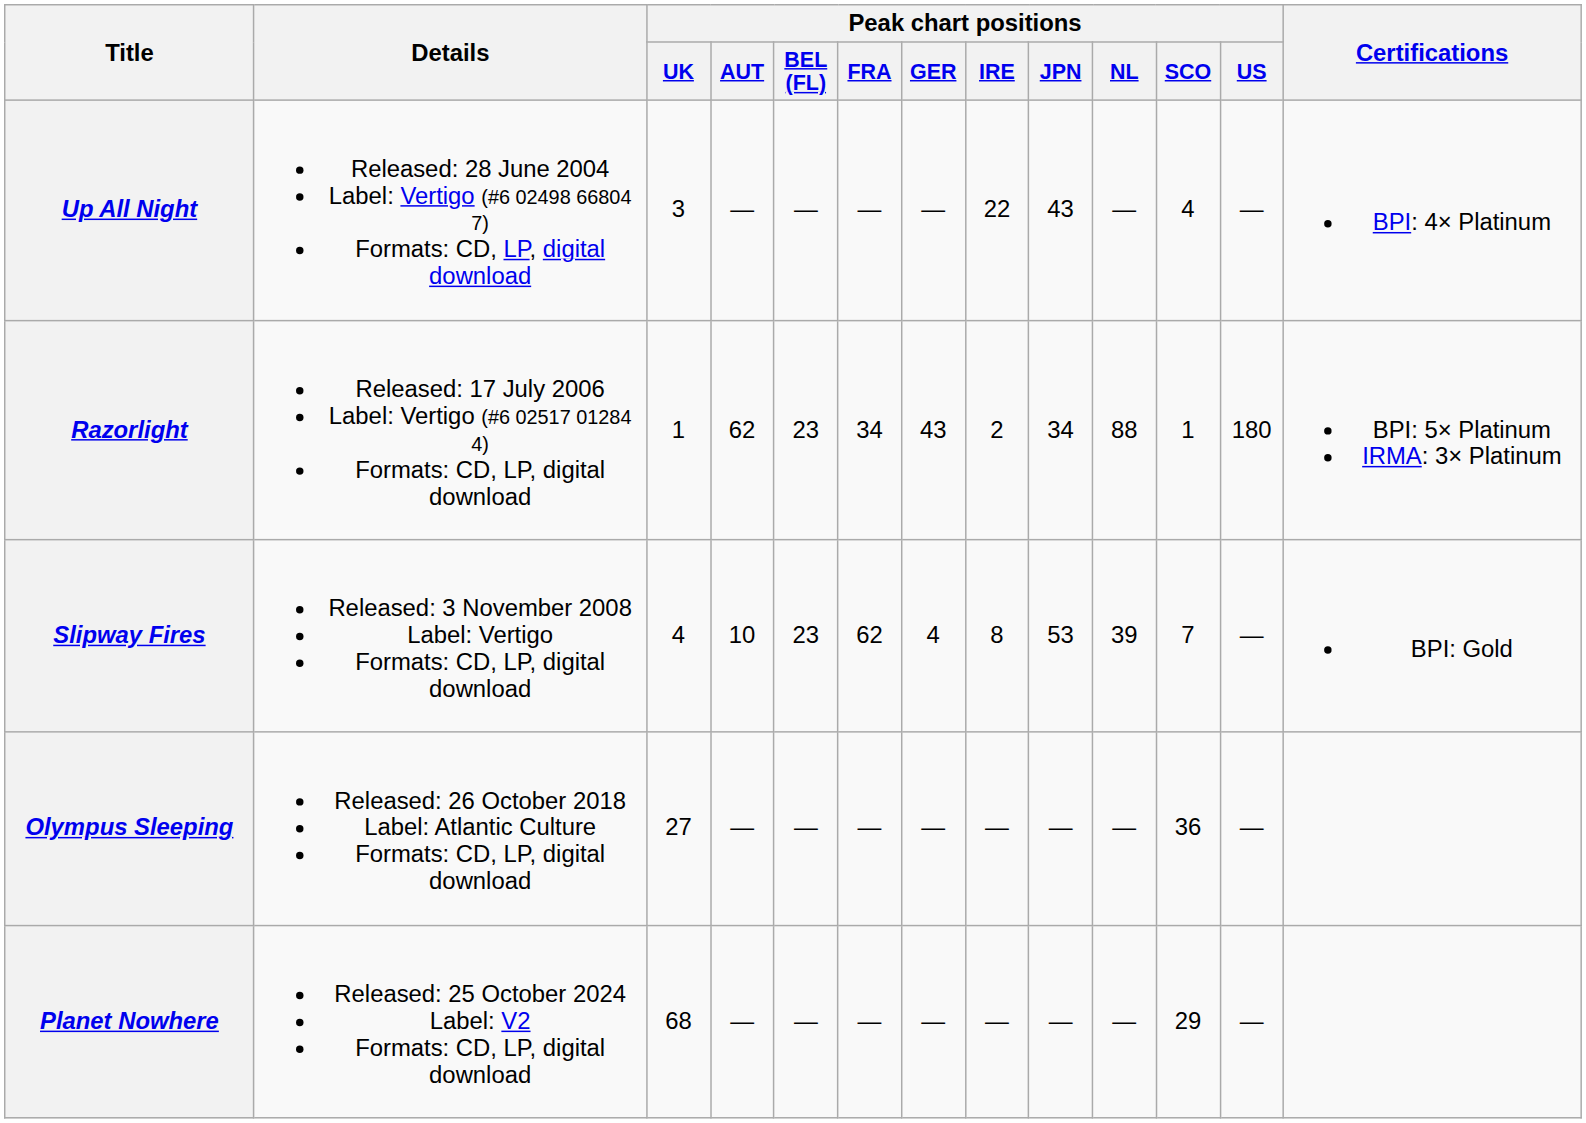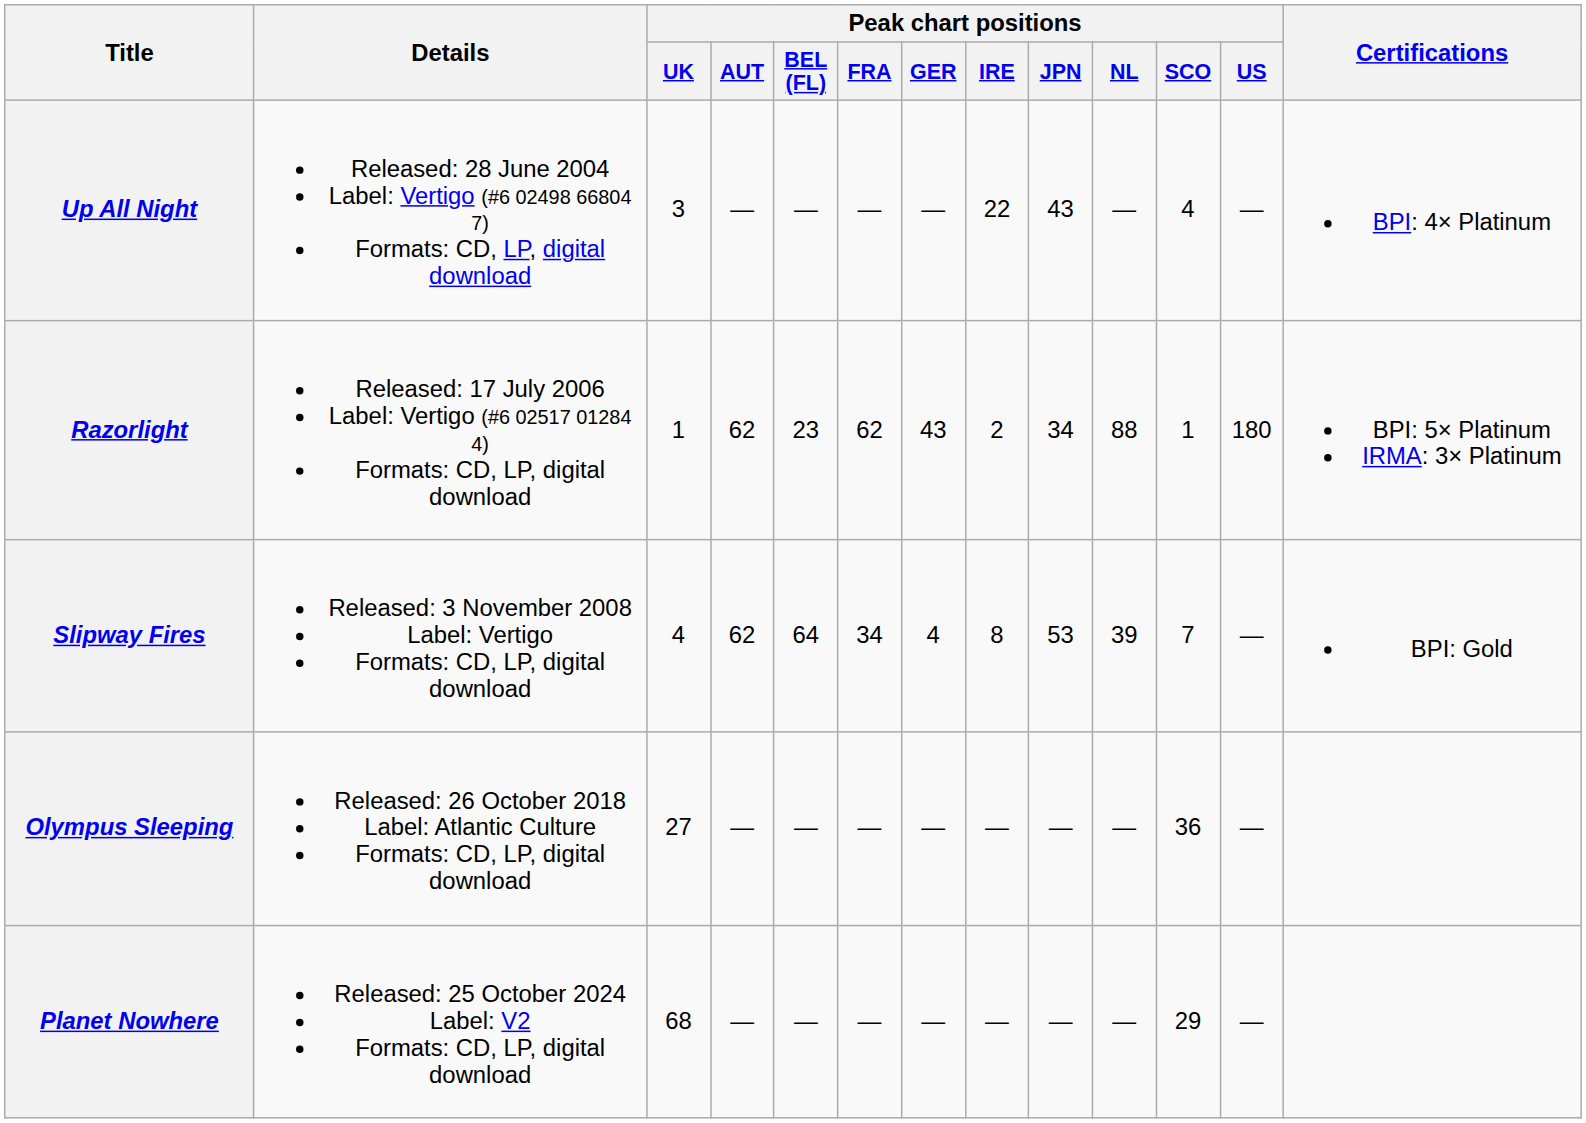(869, 429) 34 -> (869, 429) 62
(742, 635) 10 -> (742, 635) 62
(806, 635) 23 -> (806, 635) 64
(869, 635) 62 -> (869, 635) 34
